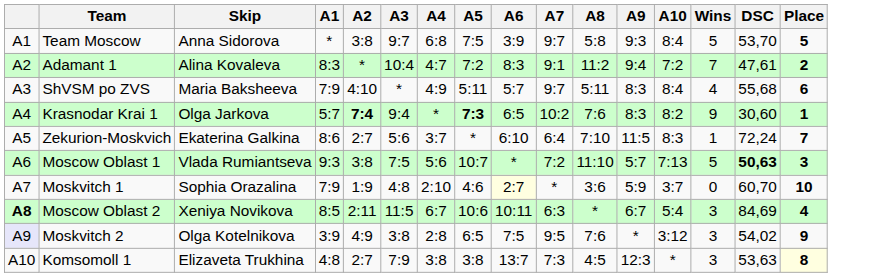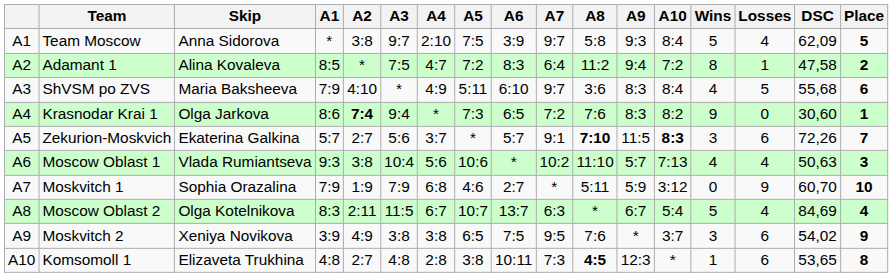+ column: (765, 16)
(436, 41) 6:8 -> (436, 41) 2:10
(758, 41) 53,70 -> (818, 41) 62,09
(329, 65) 8:3 -> (329, 65) 8:5
(399, 65) 10:4 -> (399, 65) 7:5
(554, 65) 9:1 -> (554, 65) 6:4
(713, 65) 7 -> (713, 65) 8
(758, 65) 47,61 -> (818, 65) 47,58
(514, 89) 5:7 -> (514, 89) 6:10
(595, 89) 5:11 -> (595, 89) 3:6
(329, 114) 5:7 -> (329, 114) 8:6
(473, 114) bold -> (473, 114) normal
(554, 114) 10:2 -> (554, 114) 7:2
(329, 138) 8:6 -> (329, 138) 5:7
(514, 138) 6:10 -> (514, 138) 5:7
(554, 138) 6:4 -> (554, 138) 9:1
(595, 138) normal -> (595, 138) bold
(673, 138) normal -> (673, 138) bold
(713, 138) 1 -> (713, 138) 3
(758, 138) 72,24 -> (818, 138) 72,26
(399, 162) 7:5 -> (399, 162) 10:4
(473, 162) 10:7 -> (473, 162) 10:6
(554, 162) 7:2 -> (554, 162) 10:2
(713, 162) 5 -> (713, 162) 4
(758, 162) bold -> (818, 162) normal
(399, 187) 4:8 -> (399, 187) 7:9
(436, 187) 2:10 -> (436, 187) 6:8
(514, 187) lightyellow background -> (514, 187) no background
(595, 187) 3:6 -> (595, 187) 5:11
(673, 187) 3:7 -> (673, 187) 3:12
(22, 211) bold -> (22, 211) normal
(236, 211) Xeniya Novikova -> (236, 211) Olga Kotelnikova
(329, 211) 8:5 -> (329, 211) 8:3
(473, 211) 10:6 -> (473, 211) 10:7
(514, 211) 10:11 -> (514, 211) 13:7
(713, 211) 3 -> (713, 211) 5
(22, 235) lavender background -> (22, 235) no background
(236, 235) Olga Kotelnikova -> (236, 235) Xeniya Novikova
(436, 235) 2:8 -> (436, 235) 3:8
(673, 235) 3:12 -> (673, 235) 3:7
(399, 260) 7:9 -> (399, 260) 4:8
(436, 260) 3:8 -> (436, 260) 2:8
(514, 260) 13:7 -> (514, 260) 10:11
(595, 260) normal -> (595, 260) bold
(713, 260) 3 -> (713, 260) 1
(758, 260) 53,63 -> (818, 260) 53,65
(804, 260) lightyellow background -> (864, 260) no background
